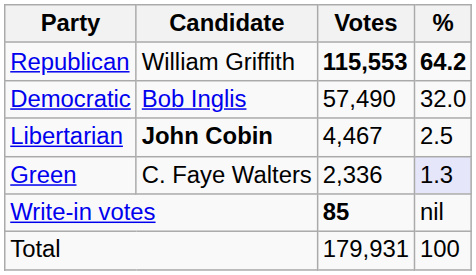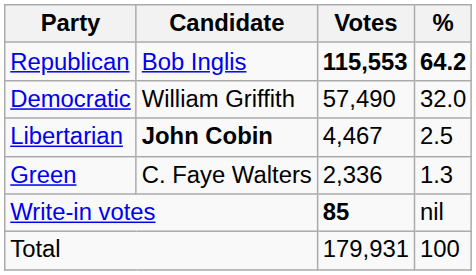(218, 61) William Griffith -> (194, 61) Bob Inglis
(194, 99) Bob Inglis -> (218, 99) William Griffith
(437, 174) lavender background -> (437, 174) no background
